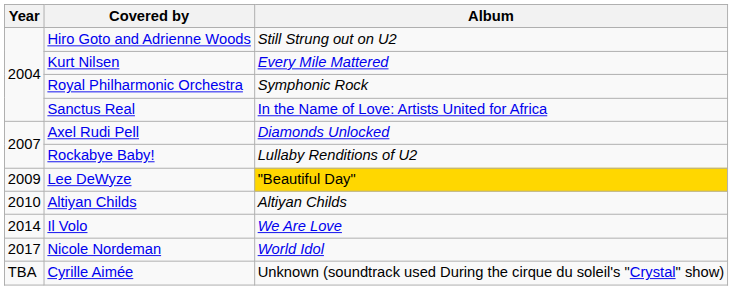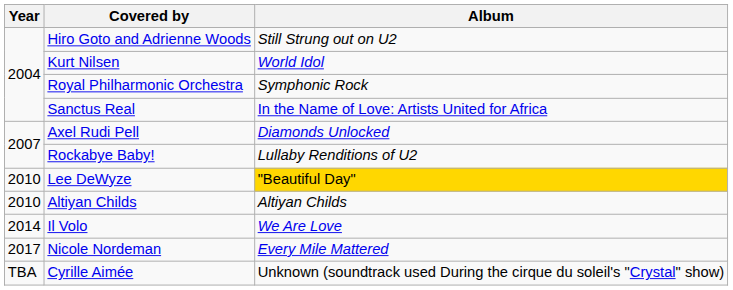(323, 62) Every Mile Mattered -> (291, 62) World Idol
(24, 179) 2009 -> (24, 179) 2010
(291, 249) World Idol -> (323, 249) Every Mile Mattered
